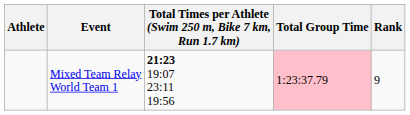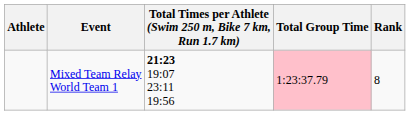(377, 80) 9 -> (377, 80) 8
